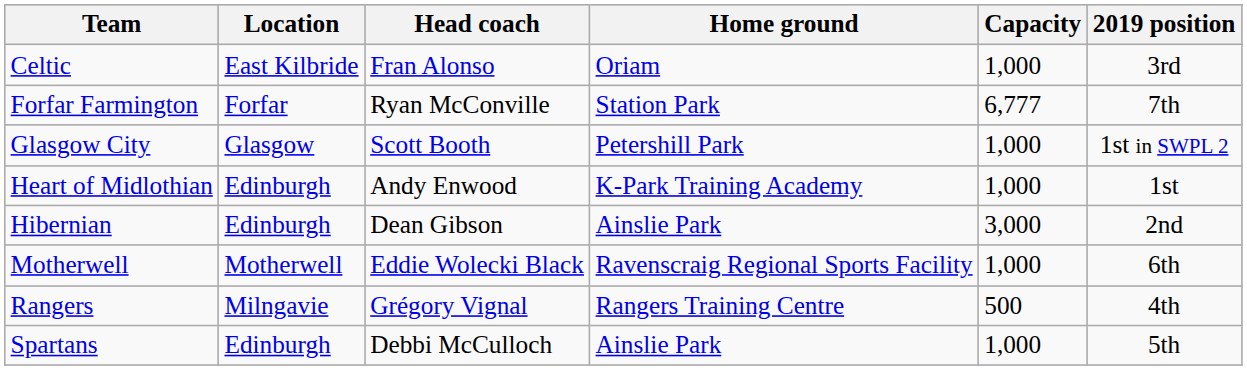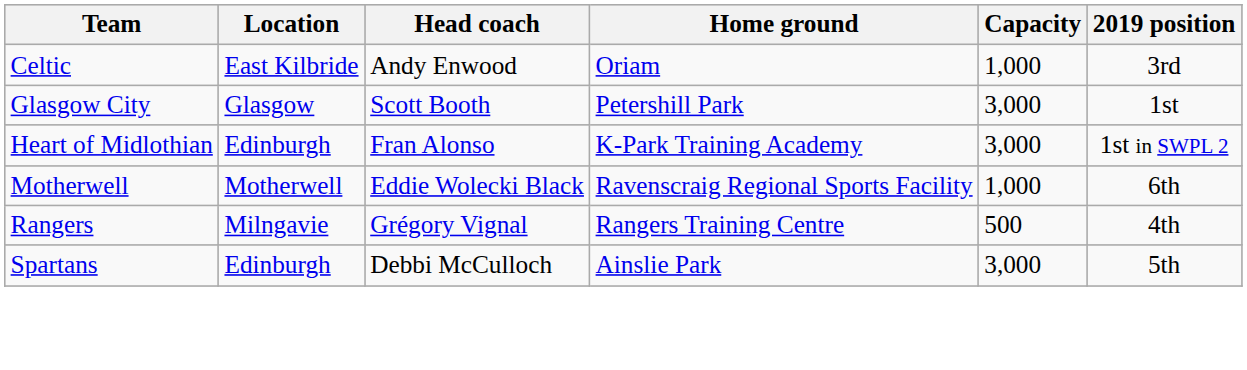(432, 64) Fran Alonso -> (444, 64) Andy Enwood
- row: (104, 104)
(1013, 144) 1,000 -> (1013, 104) 3,000
(1164, 144) 1st in SWPL 2 -> (1164, 104) 1st
(444, 184) Andy Enwood -> (432, 144) Fran Alonso
(1013, 184) 1,000 -> (1013, 144) 3,000
(1164, 184) 1st -> (1164, 144) 1st in SWPL 2
- row: (61, 225)
(1013, 345) 1,000 -> (1013, 265) 3,000
